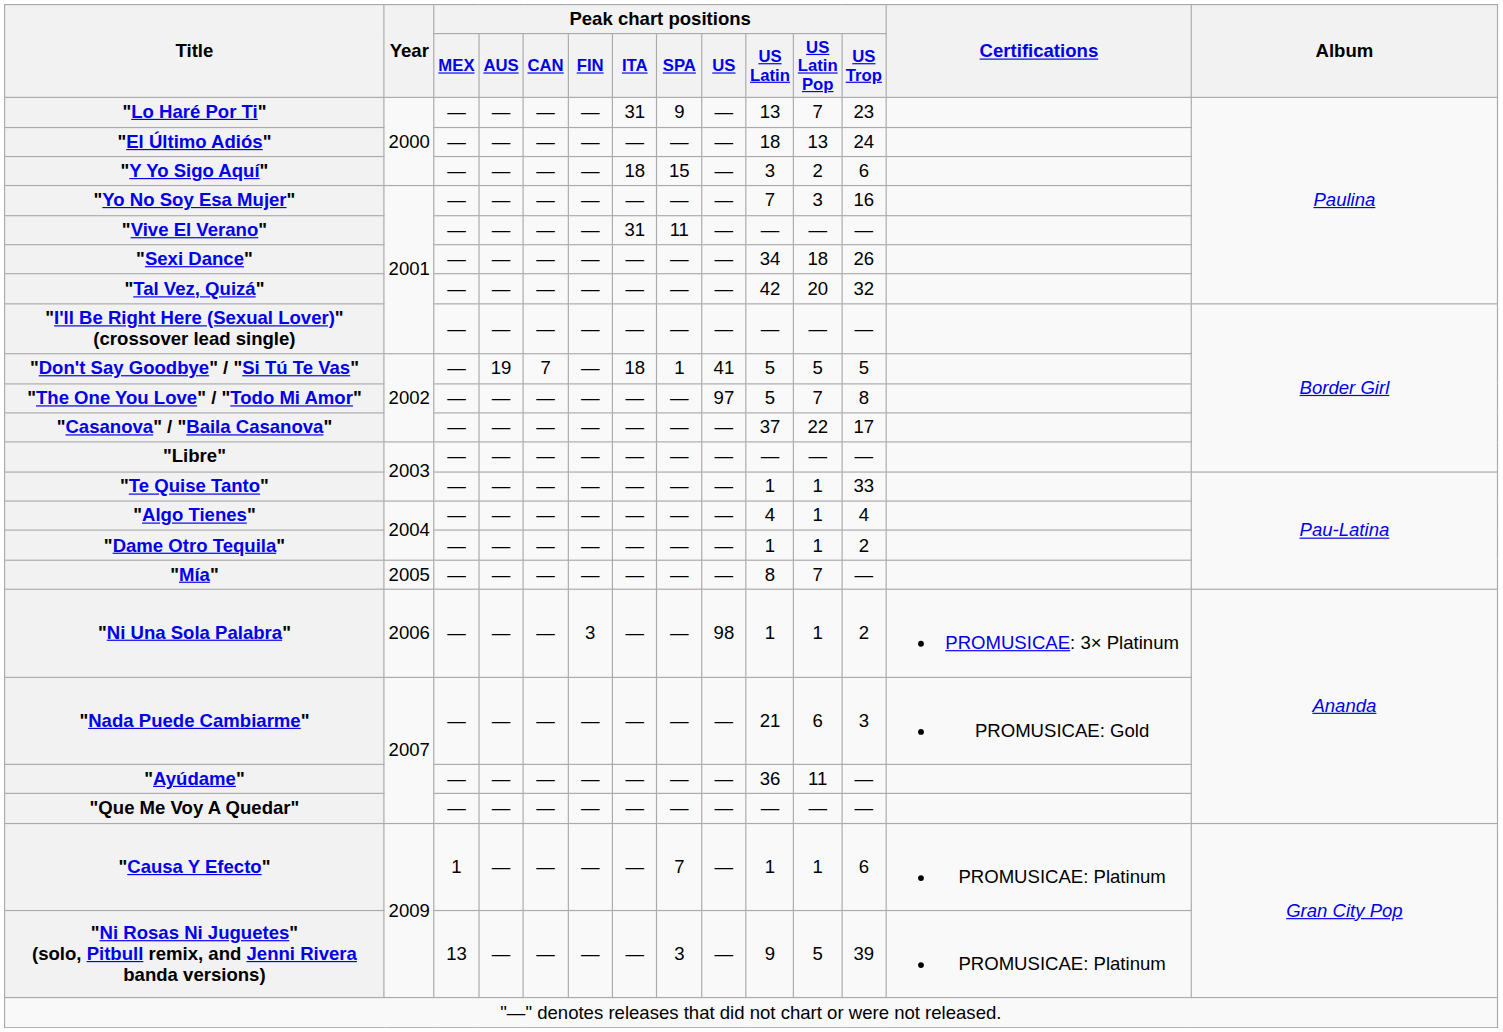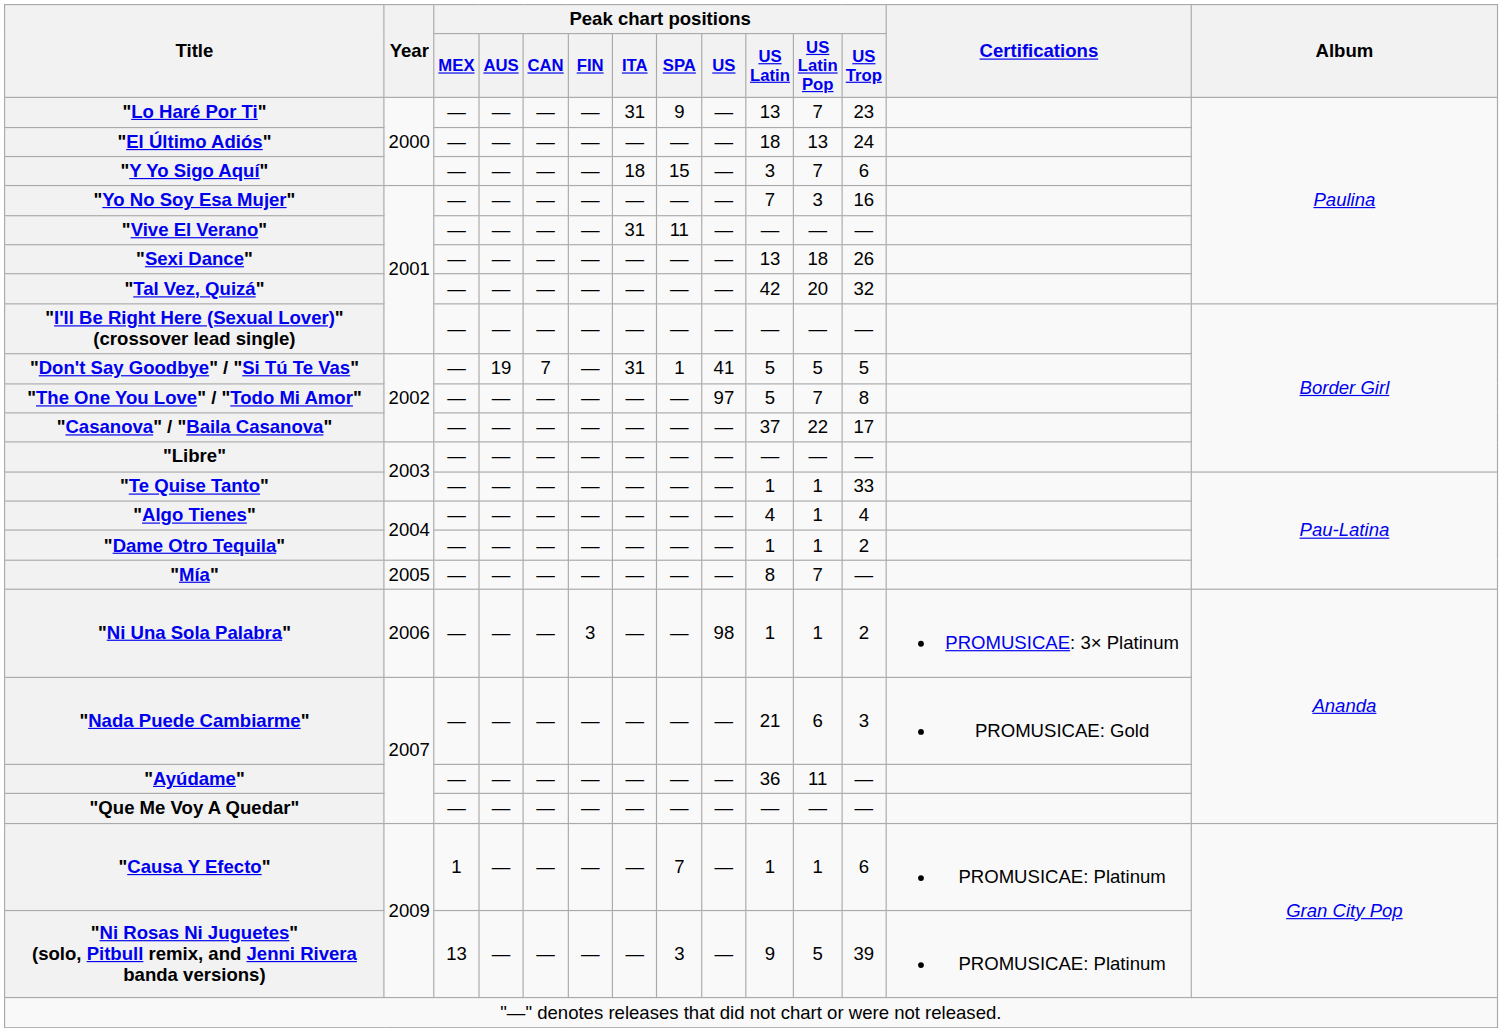(818, 171) 2 -> (818, 171) 7
(770, 259) 34 -> (770, 259) 13
(635, 368) 18 -> (635, 368) 31
